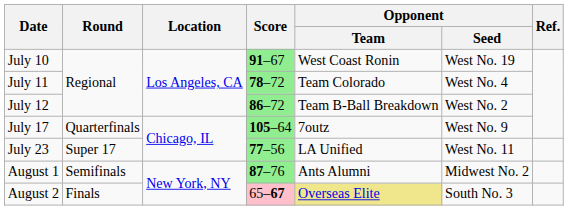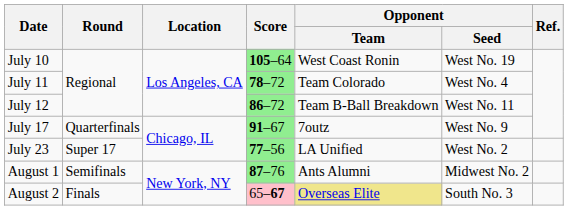(267, 60) 91–67 -> (270, 60) 105–64
(476, 104) West No. 2 -> (480, 104) West No. 11
(270, 127) 105–64 -> (267, 127) 91–67
(480, 149) West No. 11 -> (476, 149) West No. 2
